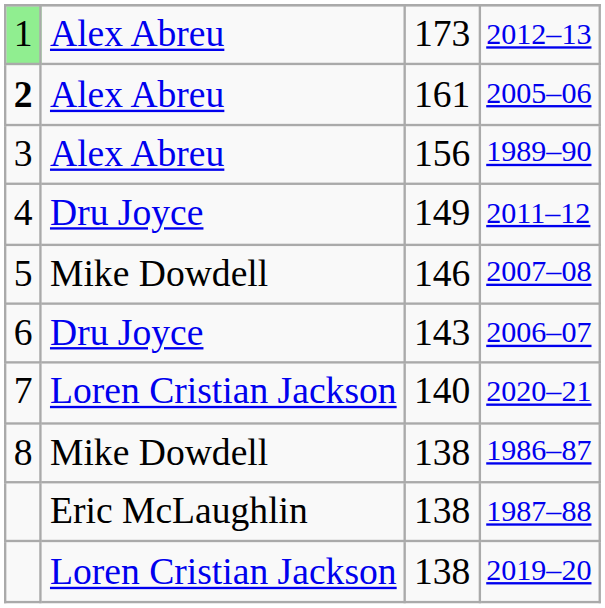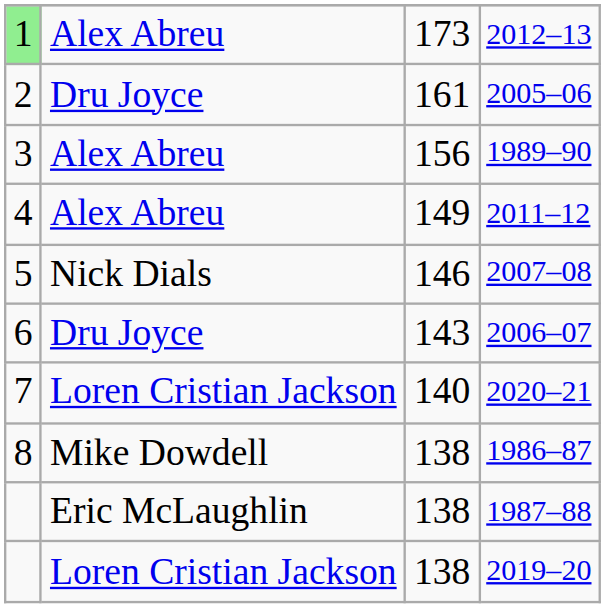(23, 93) bold -> (23, 93) normal
(137, 93) Alex Abreu -> (127, 93) Dru Joyce
(127, 213) Dru Joyce -> (137, 213) Alex Abreu
(159, 272) Mike Dowdell -> (131, 272) Nick Dials
